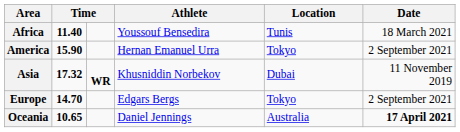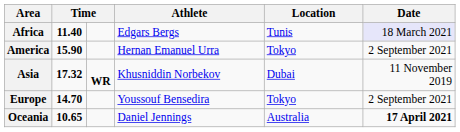(163, 31) Youssouf Bensedira -> (148, 31) Edgars Bergs
(417, 31) no background -> (417, 31) lavender background
(148, 99) Edgars Bergs -> (163, 99) Youssouf Bensedira
